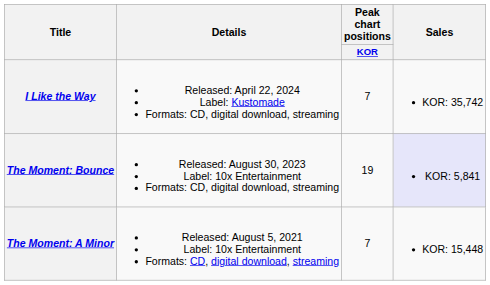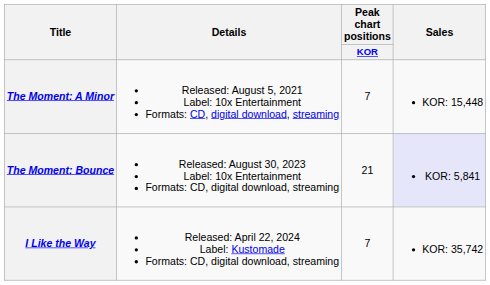rows swapped: (60, 243) <-> (60, 96)
(367, 170) 19 -> (367, 170) 21
